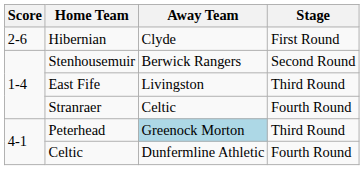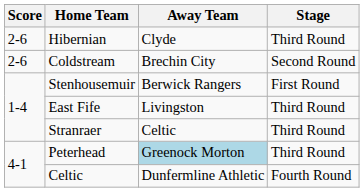(305, 38) First Round -> (308, 38) Third Round
+ row: (82, 61)
(313, 61) Second Round -> (305, 84) First Round
(311, 107) Fourth Round -> (308, 130) Third Round
